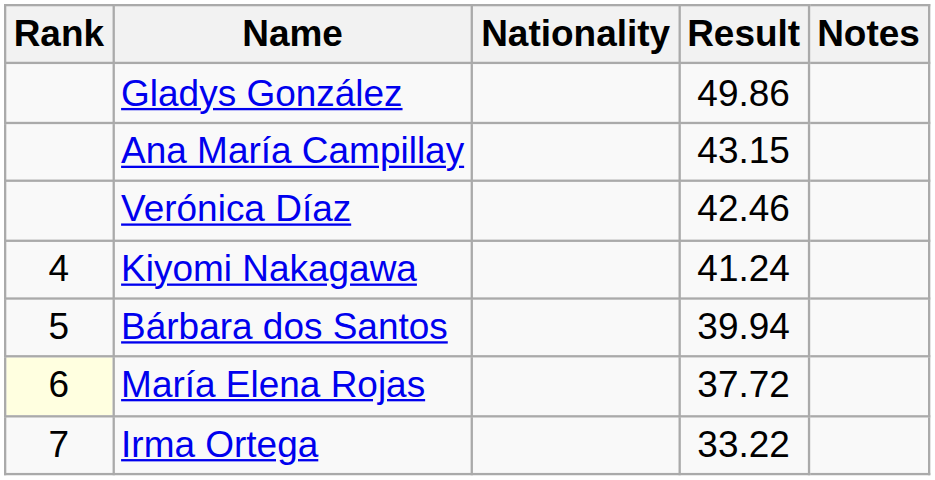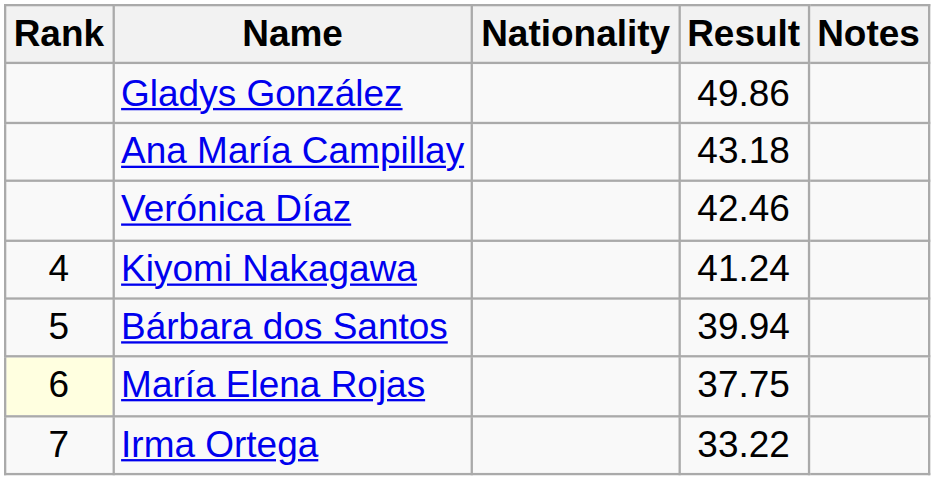(744, 151) 43.15 -> (744, 151) 43.18
(744, 385) 37.72 -> (744, 385) 37.75
